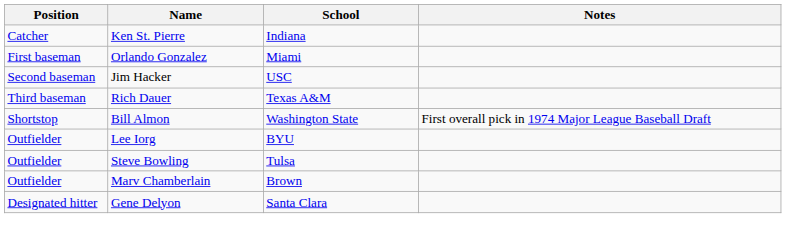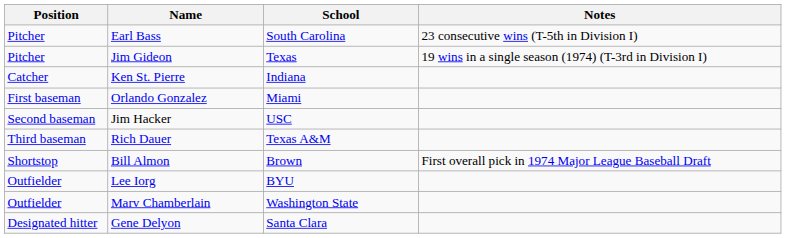+ row: (136, 35)
+ row: (141, 56)
(312, 118) Washington State -> (284, 160) Brown
- row: (150, 160)
(284, 181) Brown -> (312, 202) Washington State
